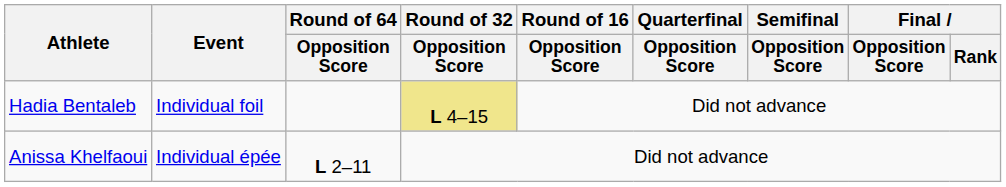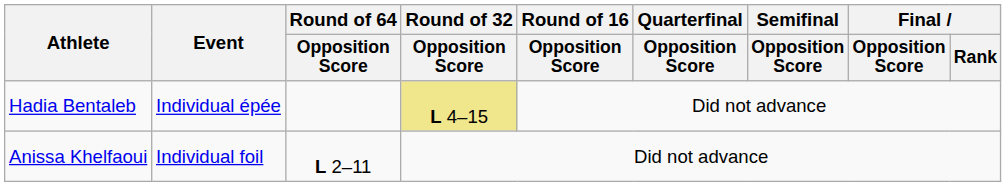(210, 106) Individual foil -> (218, 106) Individual épée
(218, 156) Individual épée -> (210, 156) Individual foil
